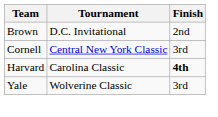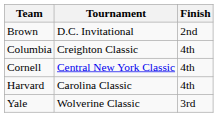+ row: (29, 49)
(180, 49) 3rd -> (188, 67) 4th
(181, 67) bold -> (188, 85) normal
